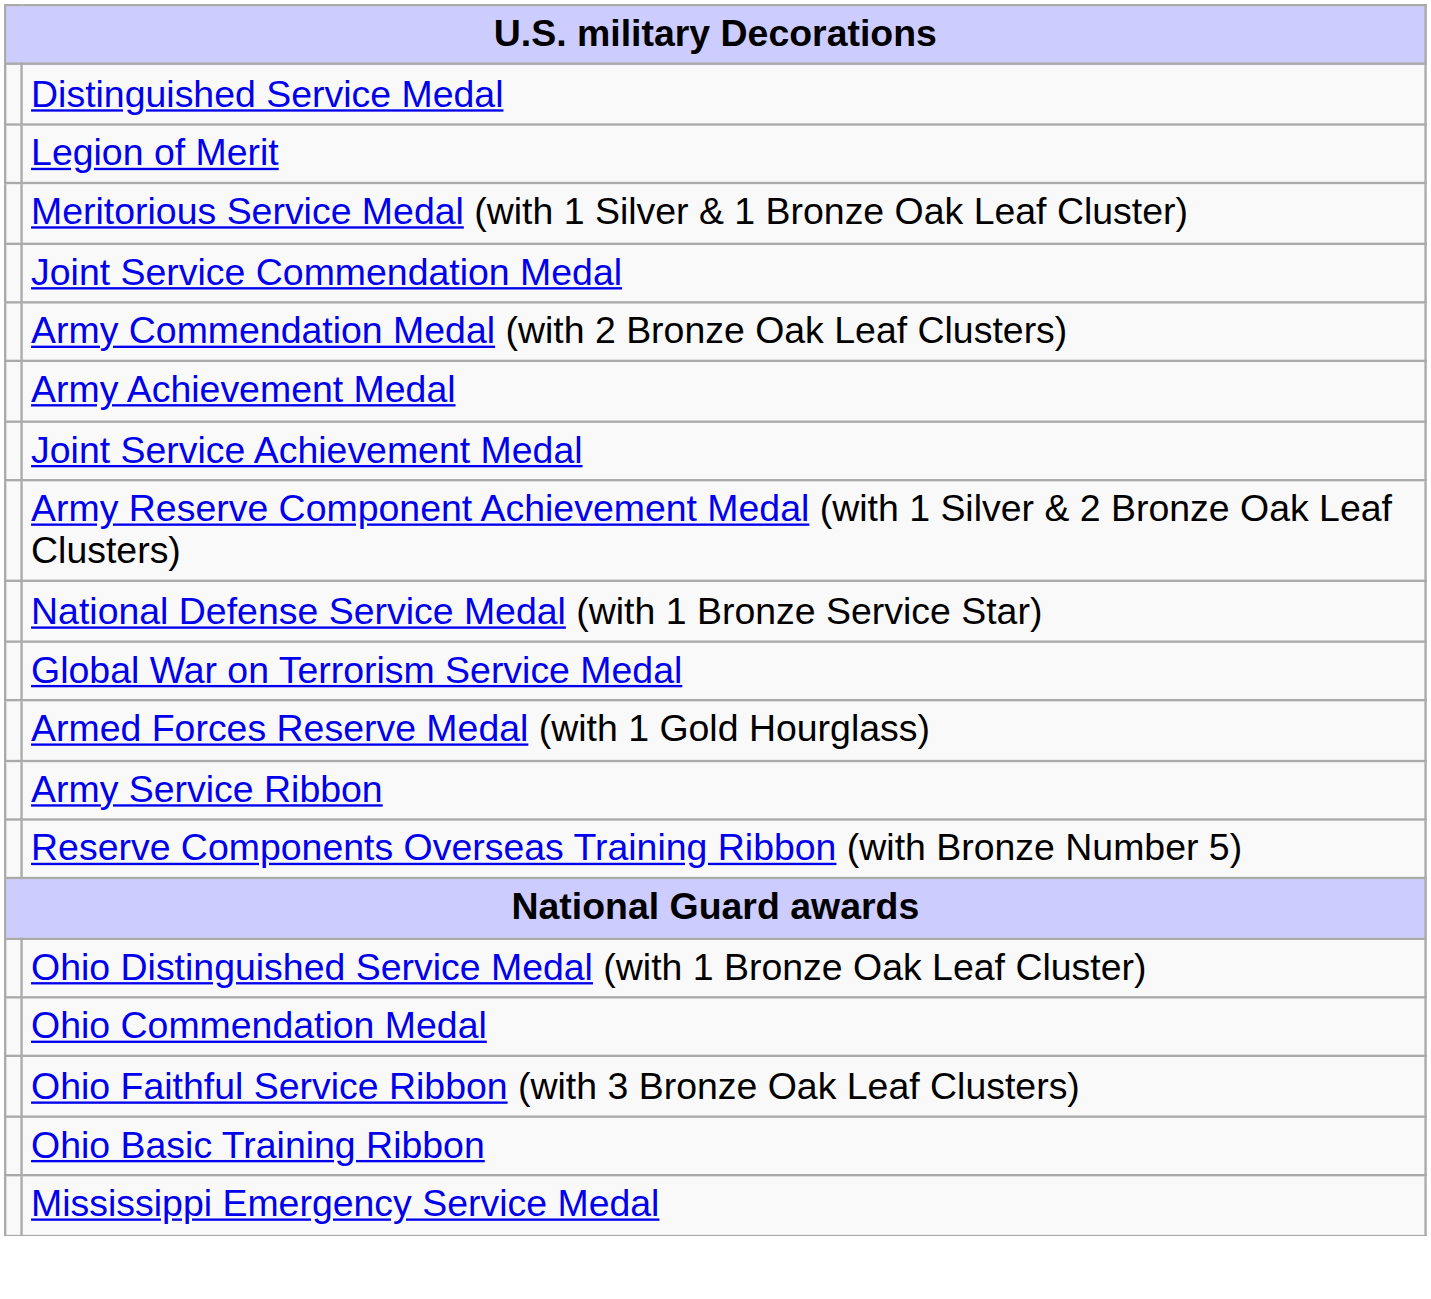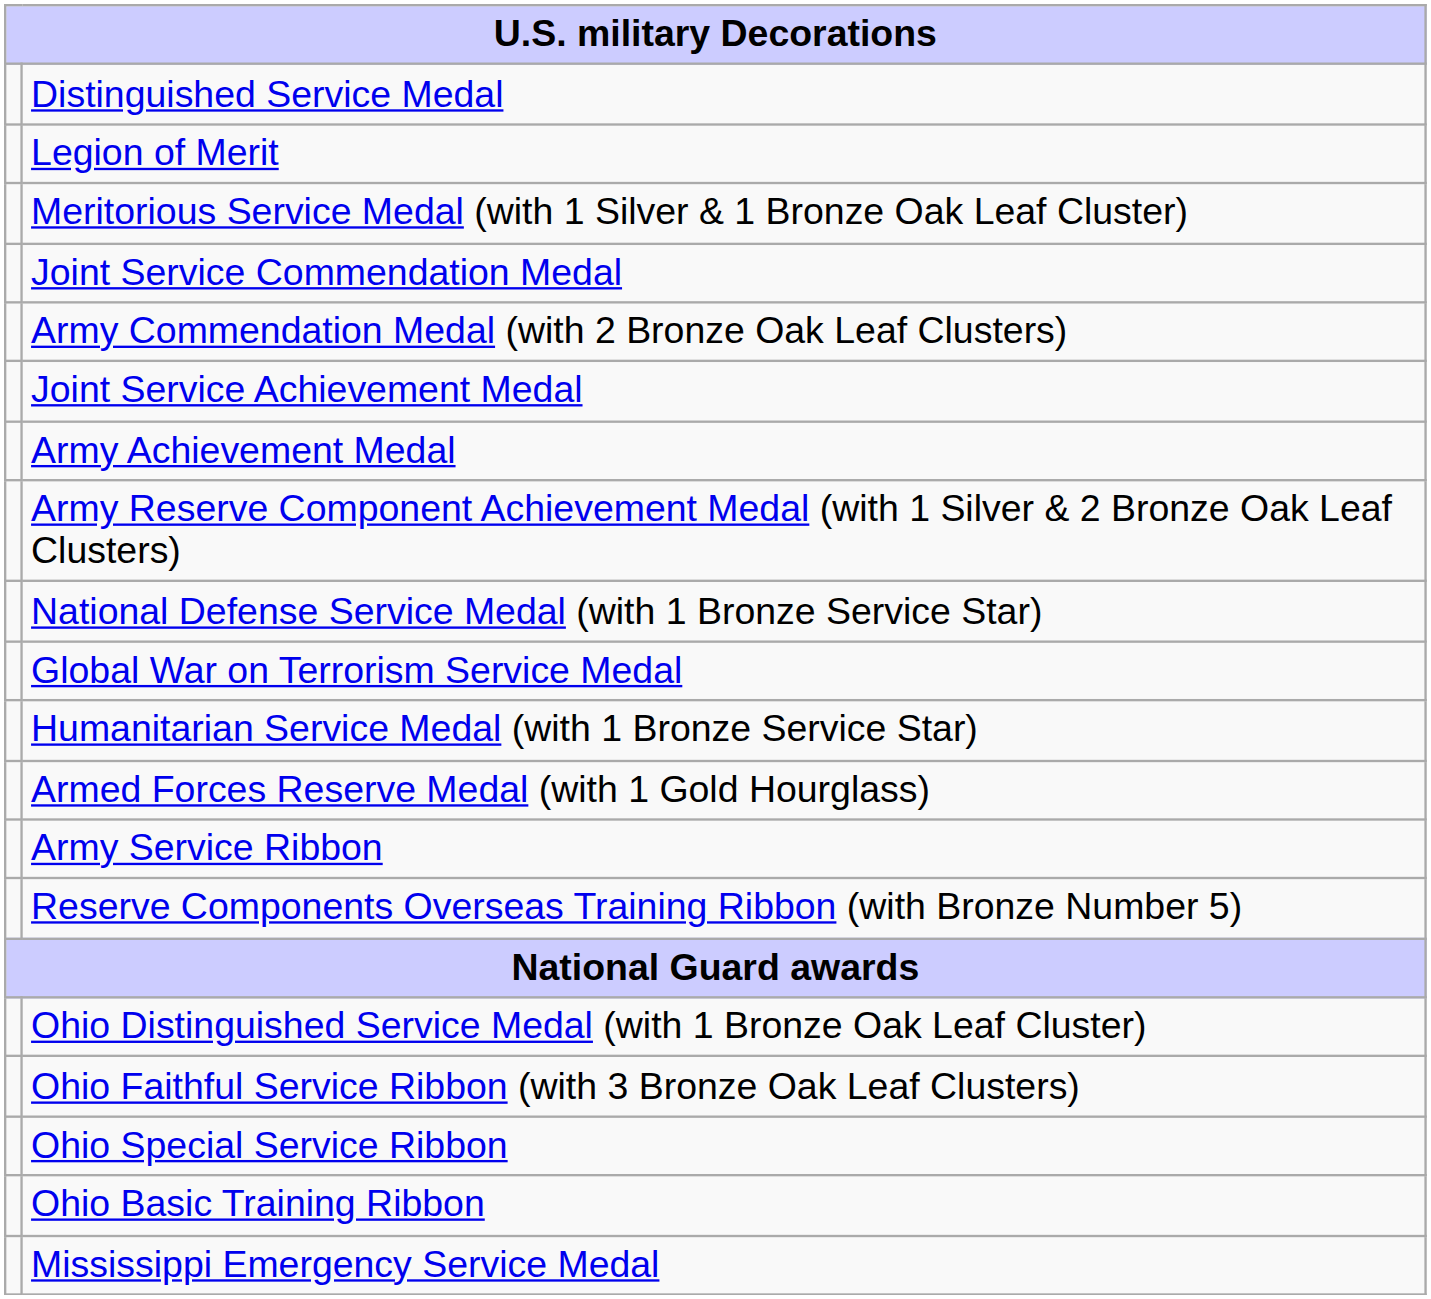rows swapped: (307, 449) <-> (243, 390)
+ row: (504, 729)
- row: (259, 1026)
+ row: (269, 1145)
